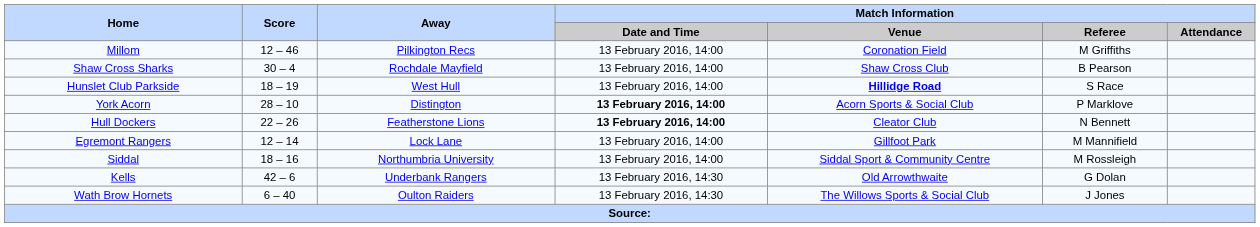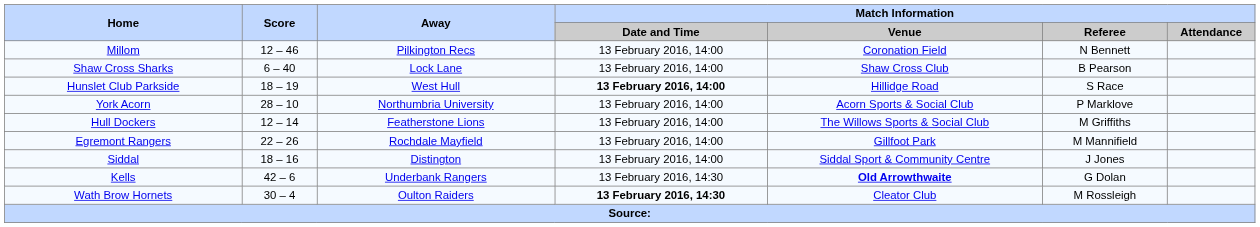(1105, 50) M Griffiths -> (1105, 50) N Bennett
(280, 68) 30 – 4 -> (280, 68) 6 – 40
(436, 68) Rochdale Mayfield -> (436, 68) Lock Lane
(661, 86) normal -> (661, 86) bold
(905, 86) bold -> (905, 86) normal
(436, 104) Distington -> (436, 104) Northumbria University
(661, 104) bold -> (661, 104) normal
(280, 123) 22 – 26 -> (280, 123) 12 – 14
(661, 123) bold -> (661, 123) normal
(905, 123) Cleator Club -> (905, 123) The Willows Sports & Social Club
(1105, 123) N Bennett -> (1105, 123) M Griffiths
(280, 141) 12 – 14 -> (280, 141) 22 – 26
(436, 141) Lock Lane -> (436, 141) Rochdale Mayfield
(436, 159) Northumbria University -> (436, 159) Distington
(1105, 159) M Rossleigh -> (1105, 159) J Jones
(905, 177) normal -> (905, 177) bold
(280, 195) 6 – 40 -> (280, 195) 30 – 4
(661, 195) normal -> (661, 195) bold
(905, 195) The Willows Sports & Social Club -> (905, 195) Cleator Club
(1105, 195) J Jones -> (1105, 195) M Rossleigh
